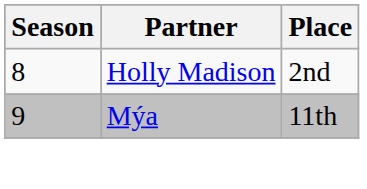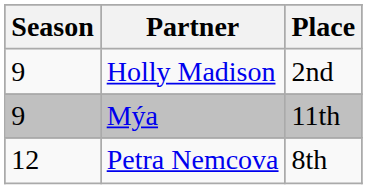(18, 71) 8 -> (18, 71) 9
+ row: (193, 159)
